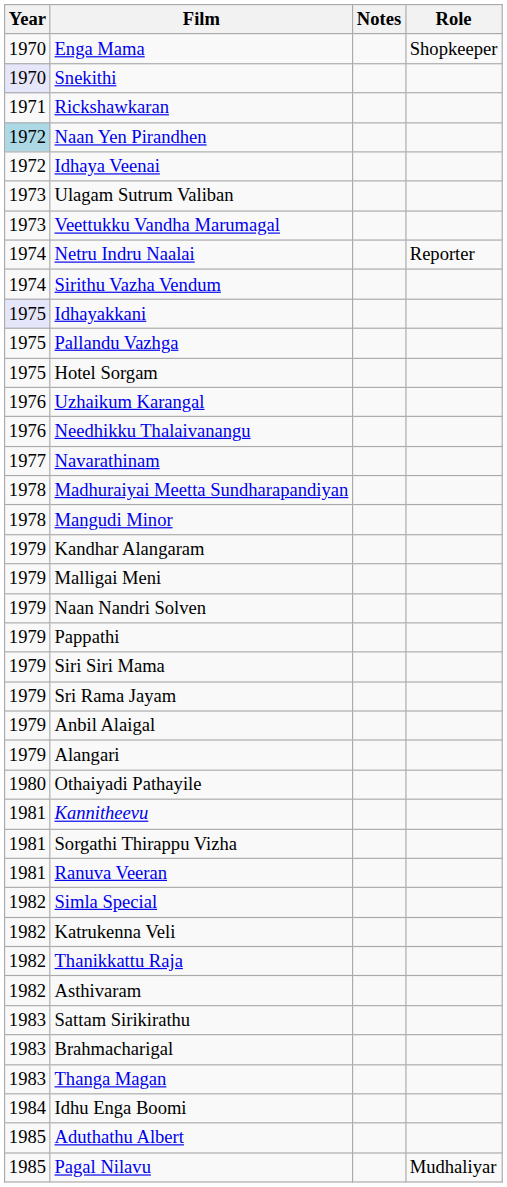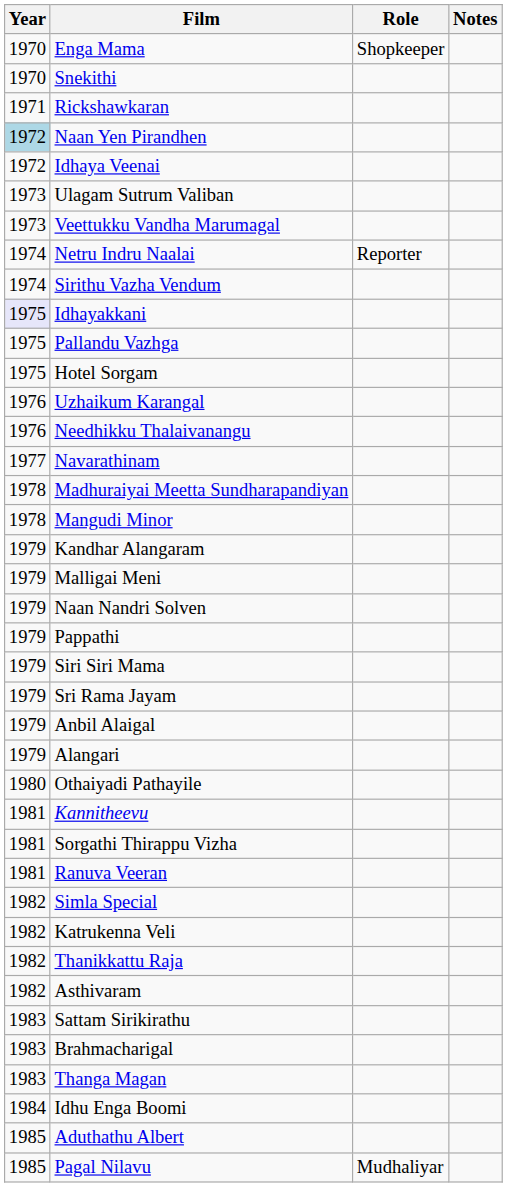columns swapped: (454, 19) <-> (379, 19)
(27, 78) lavender background -> (27, 78) no background
